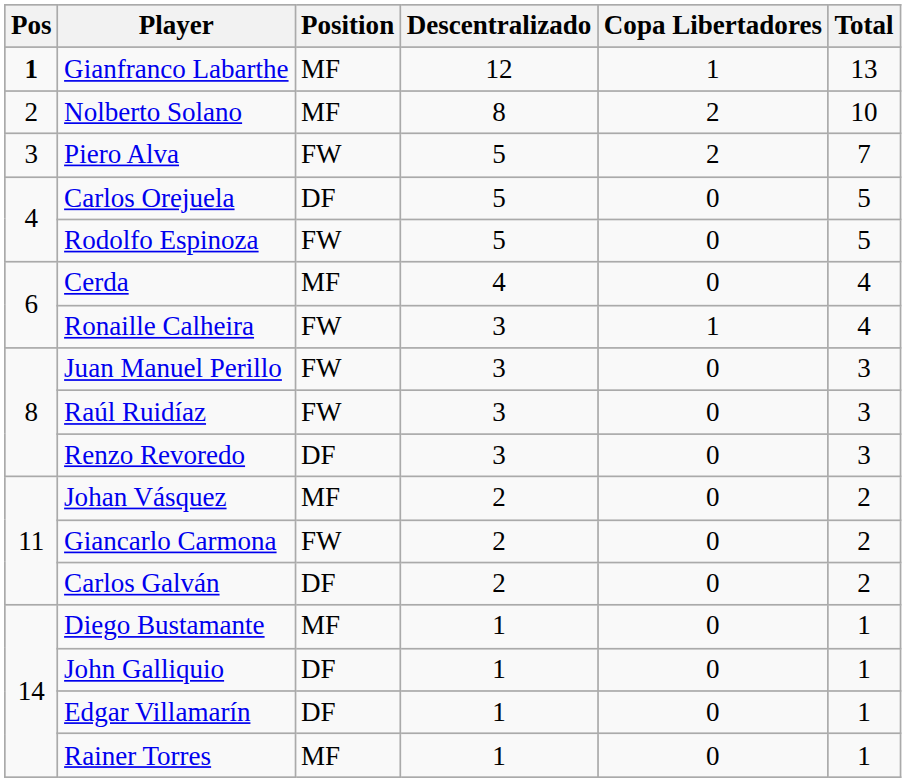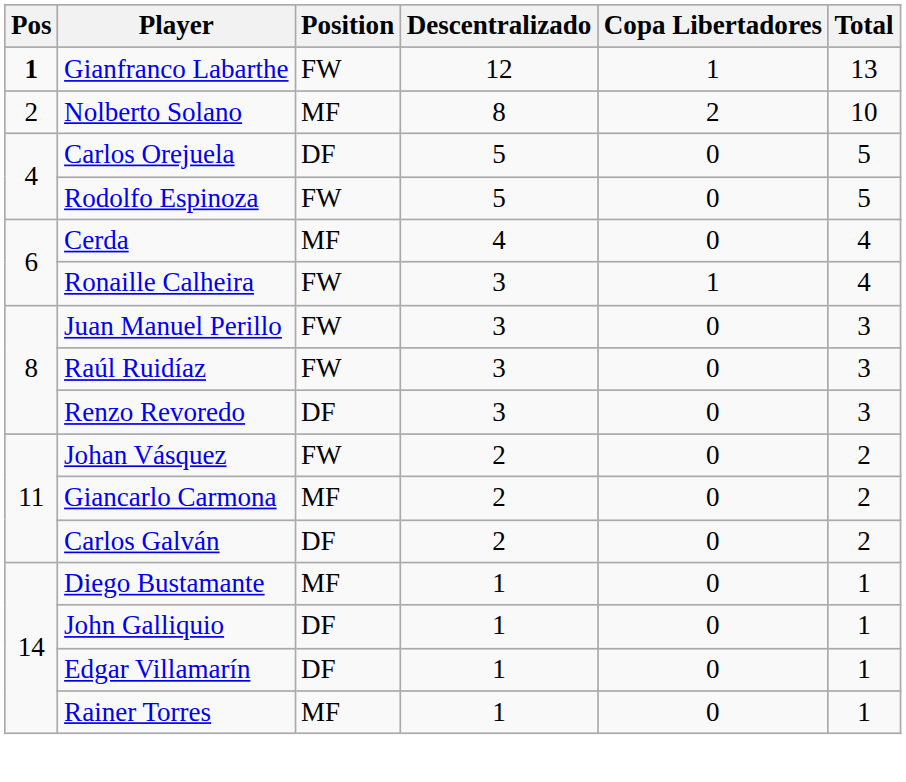(321, 68) MF -> (321, 68) FW
- row: (122, 154)
(321, 497) MF -> (321, 454) FW
(321, 540) FW -> (321, 497) MF
